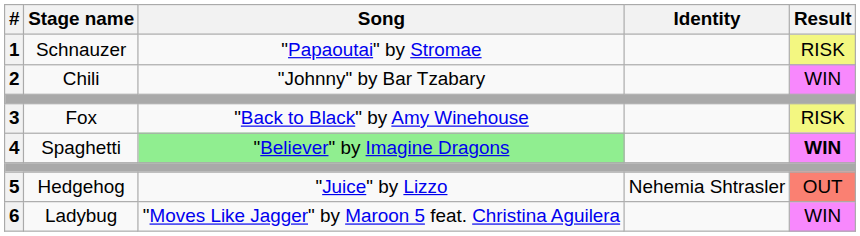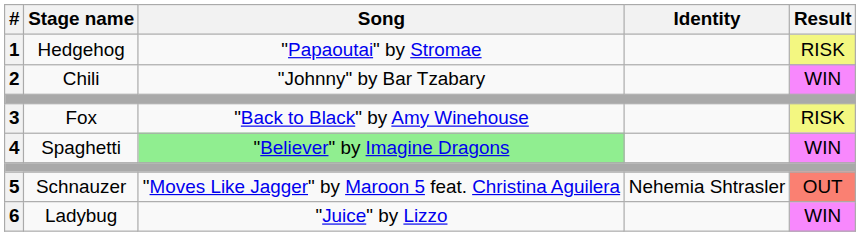(81, 49) Schnauzer -> (81, 49) Hedgehog
(823, 147) bold -> (823, 147) normal
(81, 186) Hedgehog -> (81, 186) Schnauzer
(381, 186) "Juice" by Lizzo -> (381, 186) "Moves Like Jagger" by Maroon 5 feat. Christina Aguilera
(381, 216) "Moves Like Jagger" by Maroon 5 feat. Christina Aguilera -> (381, 216) "Juice" by Lizzo
